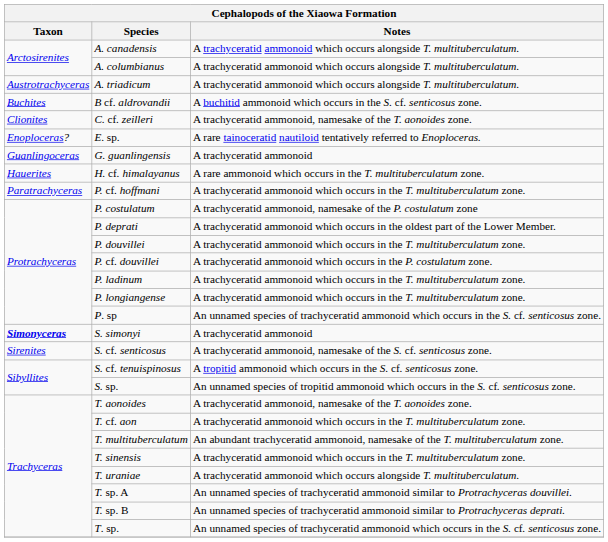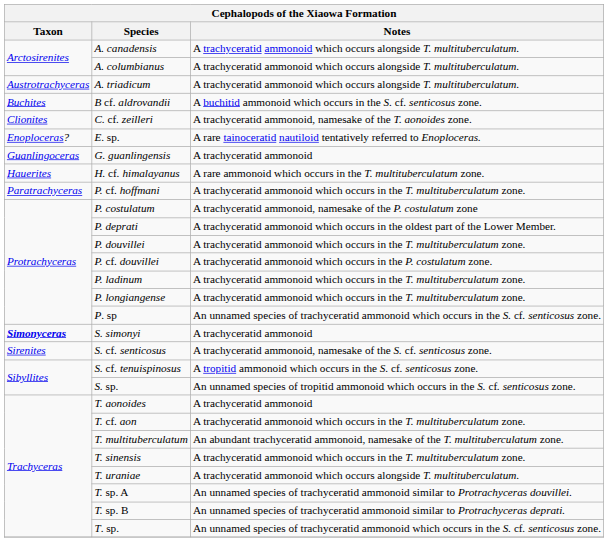(332, 404) A trachyceratid ammonoid, namesake of the T. aonoides zone. -> (253, 404) A trachyceratid ammonoid
